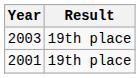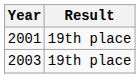rows swapped: (25, 61) <-> (25, 39)
